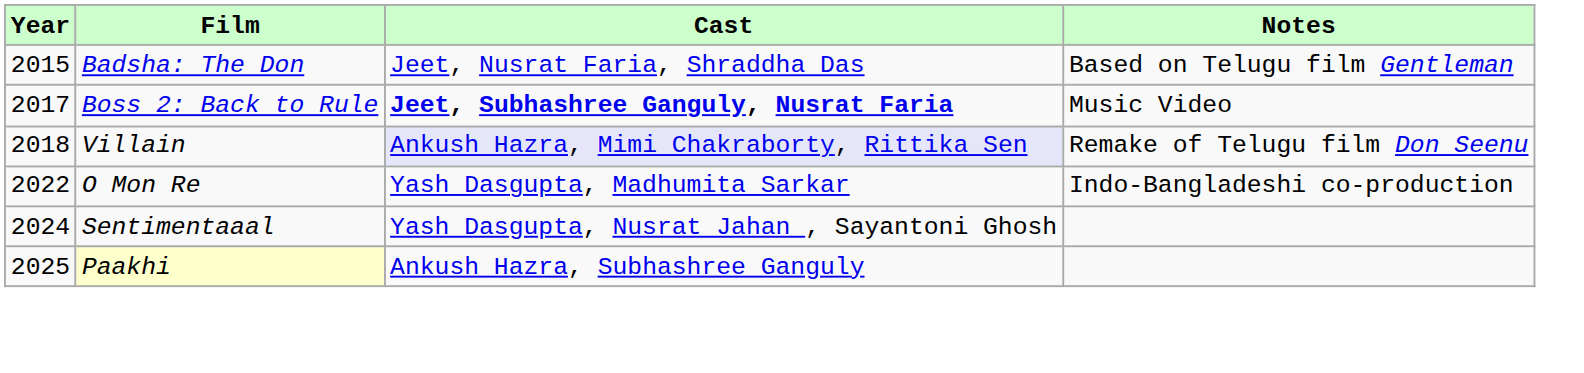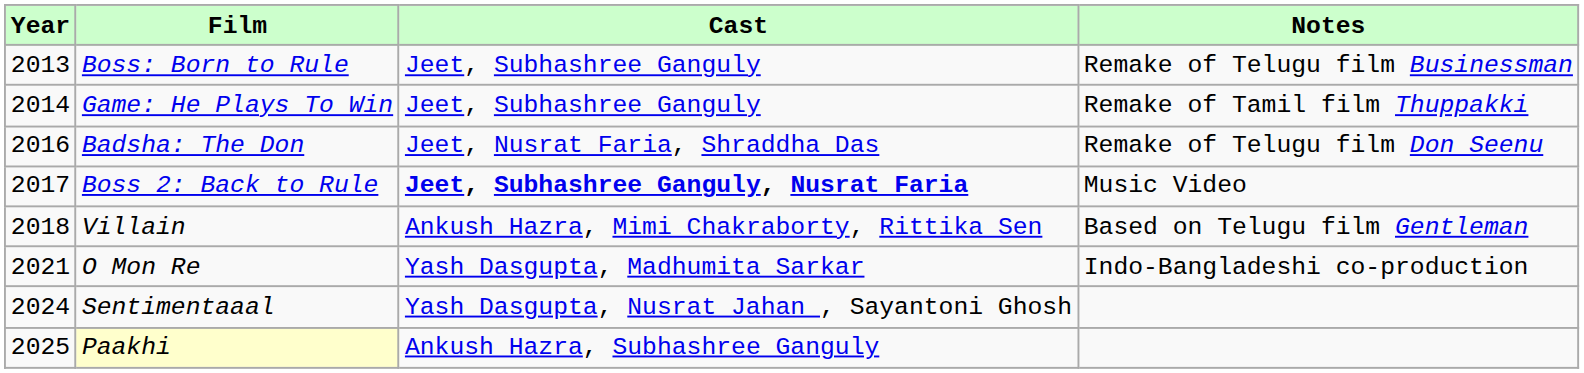+ row: (215, 65)
+ row: (238, 106)
(40, 65) 2015 -> (40, 146) 2016
(1291, 65) Based on Telugu film Gentleman -> (1314, 146) Remake of Telugu film Don Seenu
(709, 146) lavender background -> (724, 226) no background
(1299, 146) Remake of Telugu film Don Seenu -> (1306, 226) Based on Telugu film Gentleman
(40, 186) 2022 -> (40, 267) 2021
